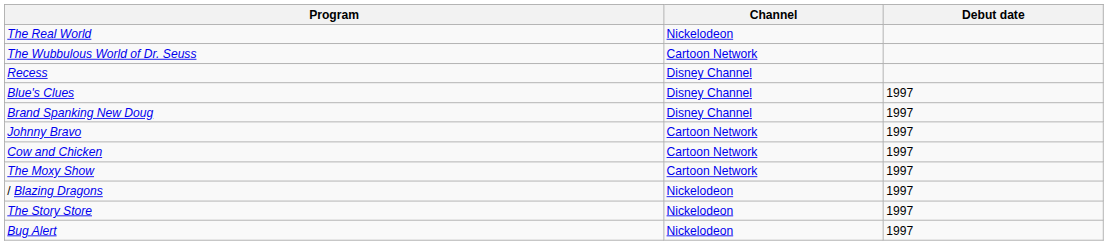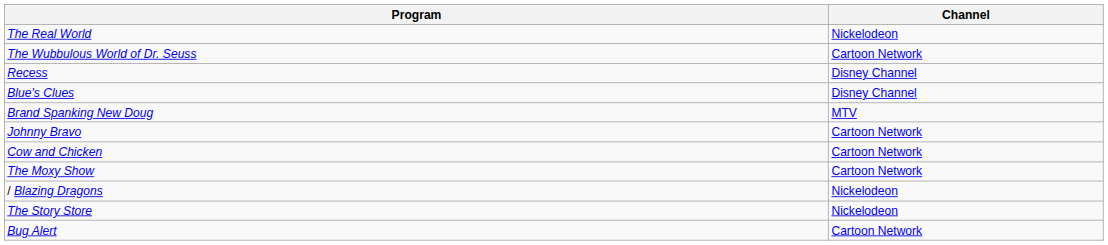- column: (993, 14)
(709, 112) Disney Channel -> (844, 112) MTV
(700, 230) Nickelodeon -> (877, 230) Cartoon Network
